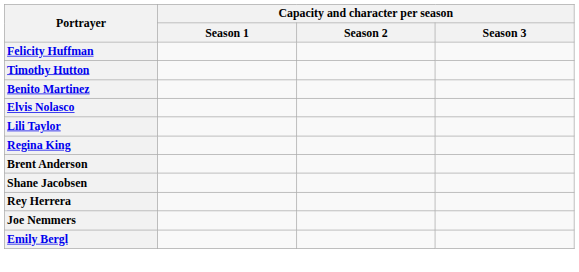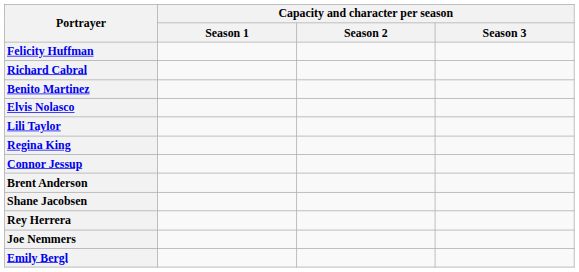- row: (48, 70)
+ row: (47, 70)
+ row: (45, 164)
